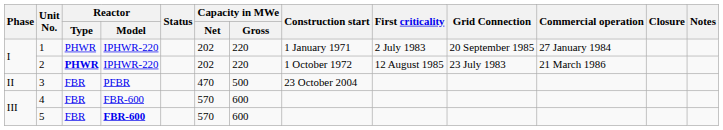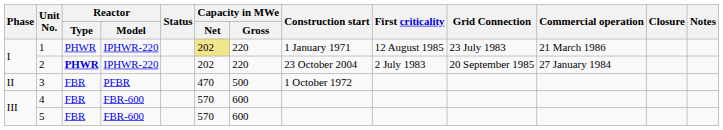(206, 47) no background -> (206, 47) khaki background
(400, 47) 2 July 1983 -> (409, 47) 12 August 1985
(492, 47) 20 September 1985 -> (478, 47) 23 July 1983
(575, 47) 27 January 1984 -> (572, 47) 21 March 1986
(318, 64) 1 October 1972 -> (321, 64) 23 October 2004
(409, 64) 12 August 1985 -> (400, 64) 2 July 1983
(478, 64) 23 July 1983 -> (492, 64) 20 September 1985
(572, 64) 21 March 1986 -> (575, 64) 27 January 1984
(321, 82) 23 October 2004 -> (318, 82) 1 October 1972
(124, 116) bold -> (124, 116) normal
